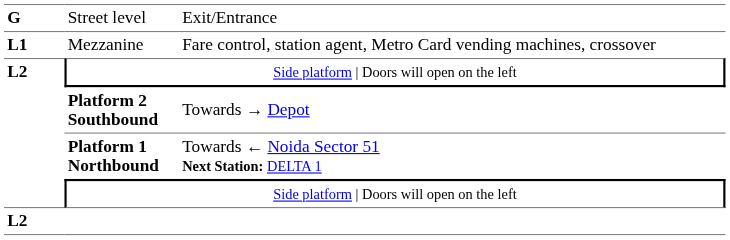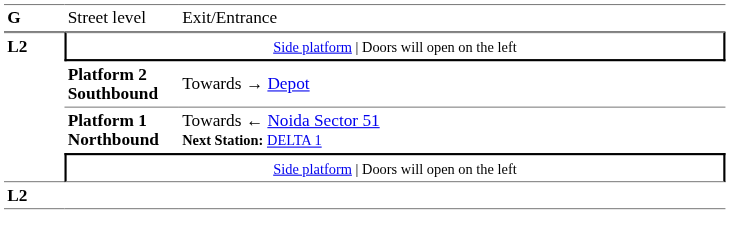- row: (106, 44)
